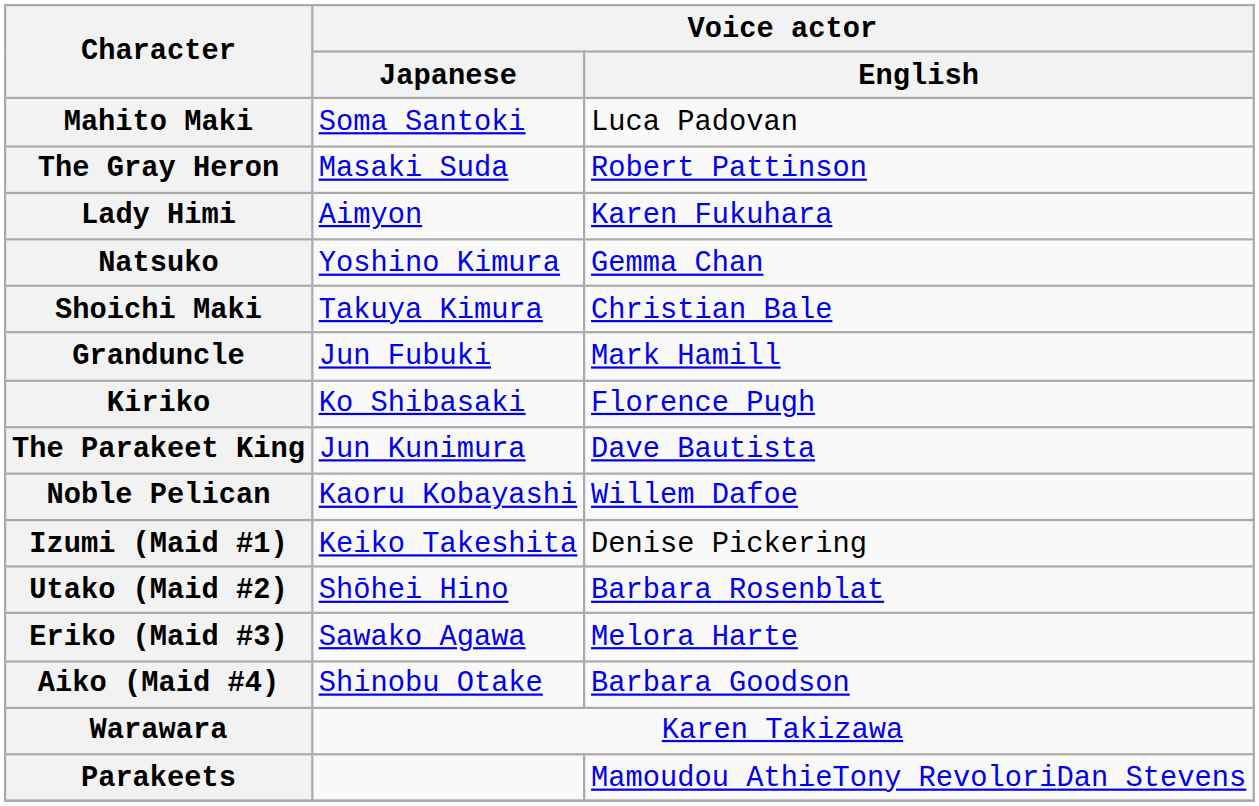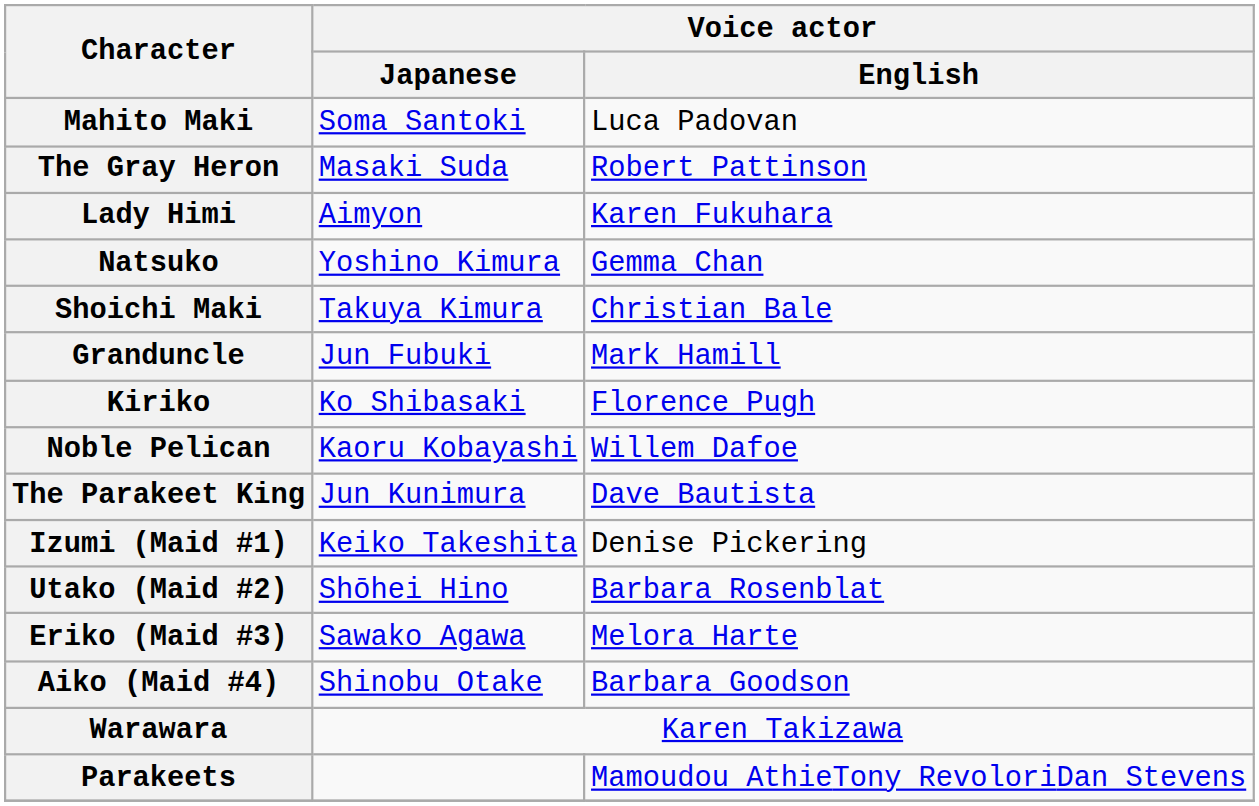rows swapped: (158, 497) <-> (158, 450)
